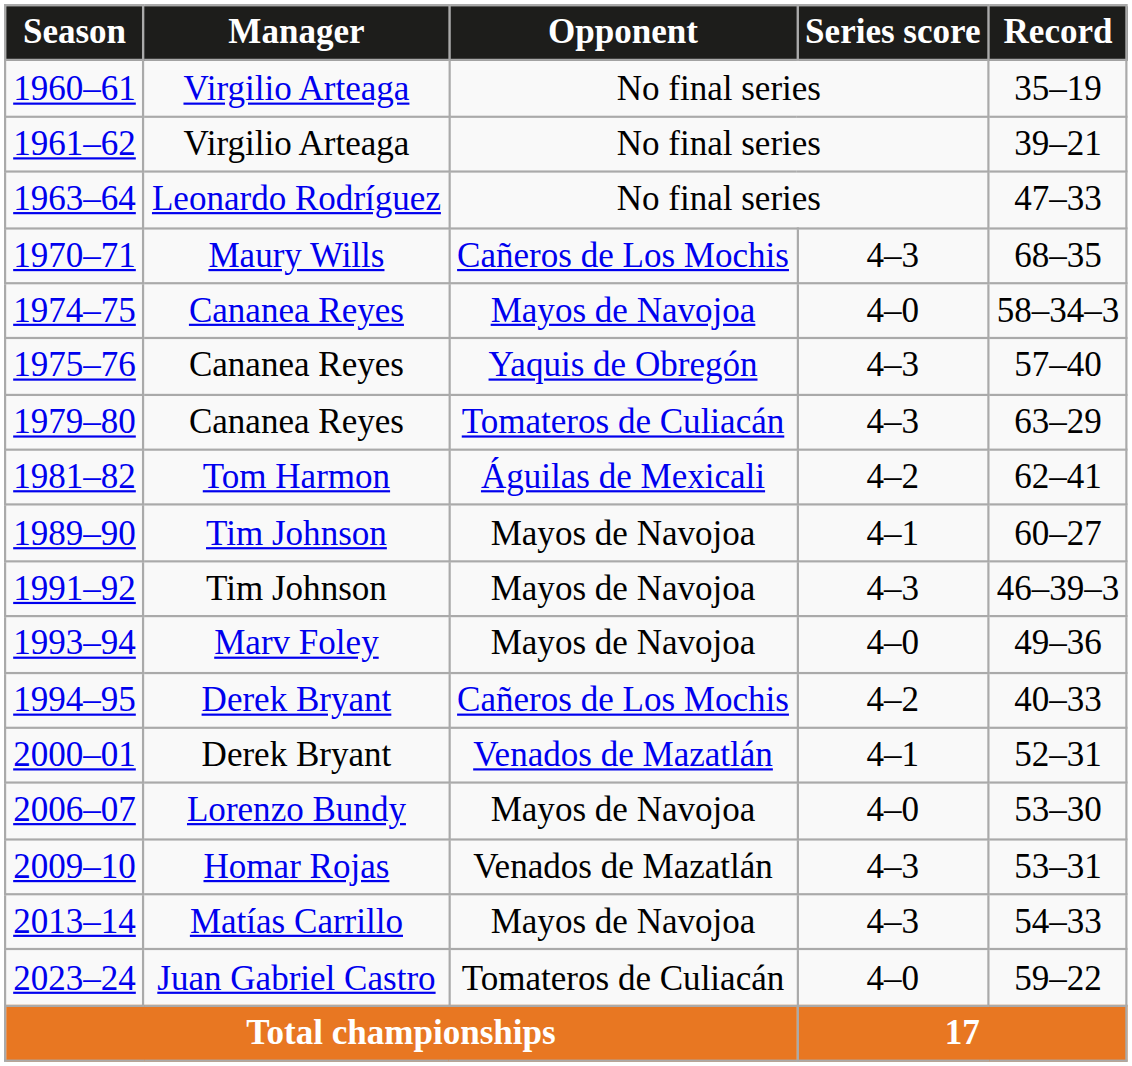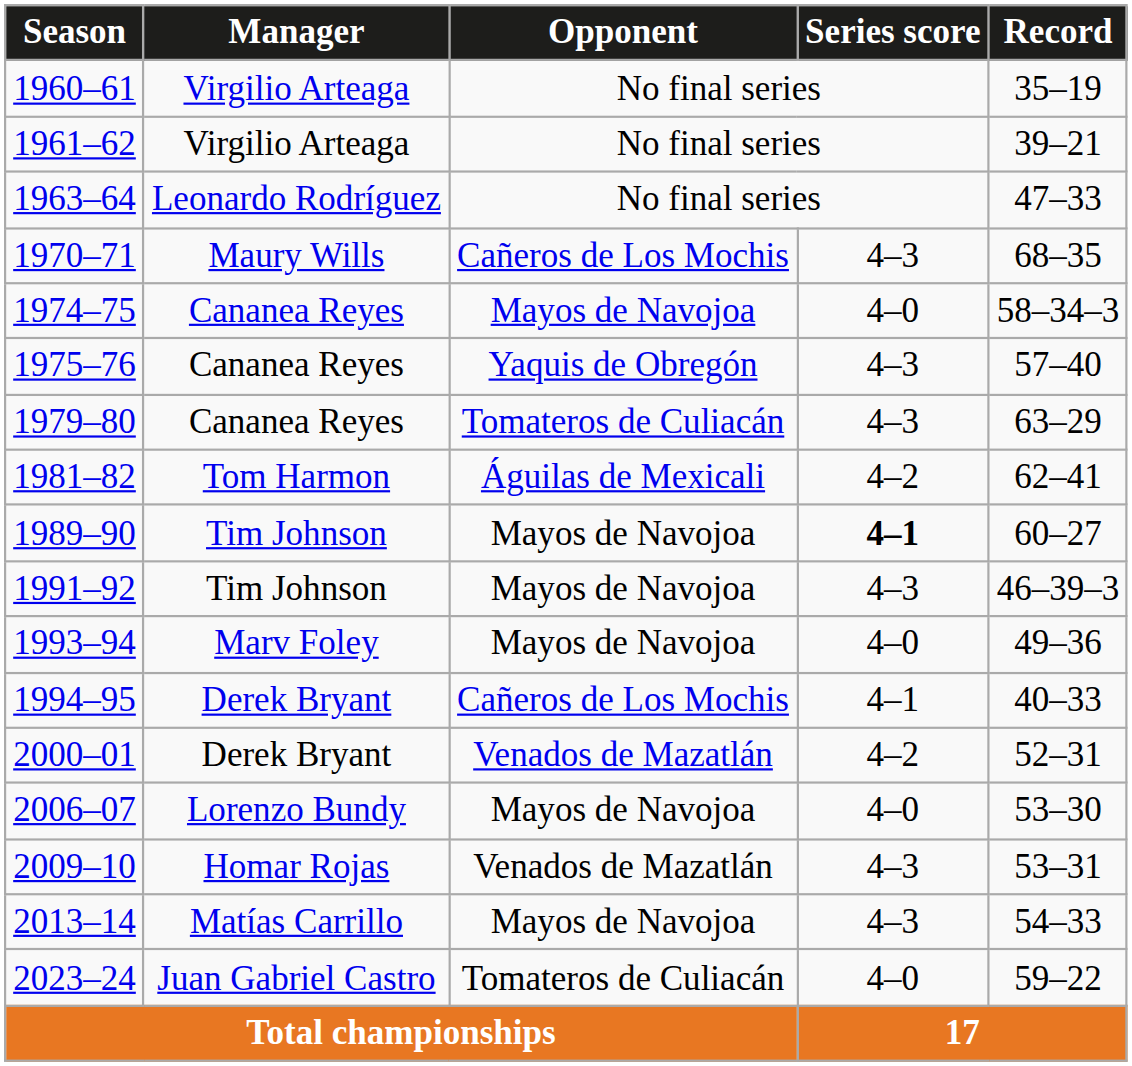(893, 532) normal -> (893, 532) bold
(893, 699) 4–2 -> (893, 699) 4–1
(893, 754) 4–1 -> (893, 754) 4–2
